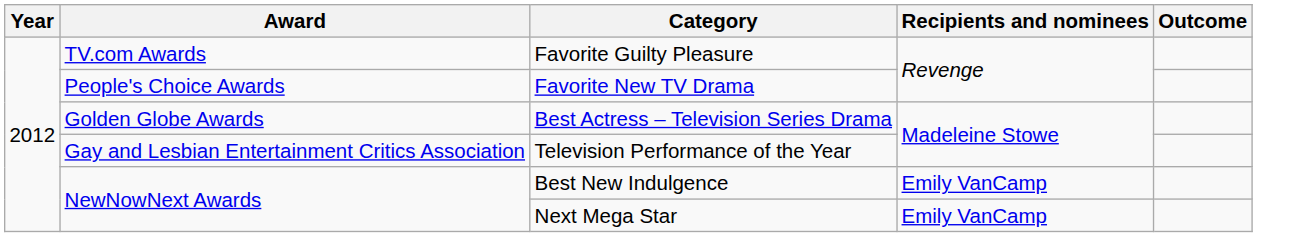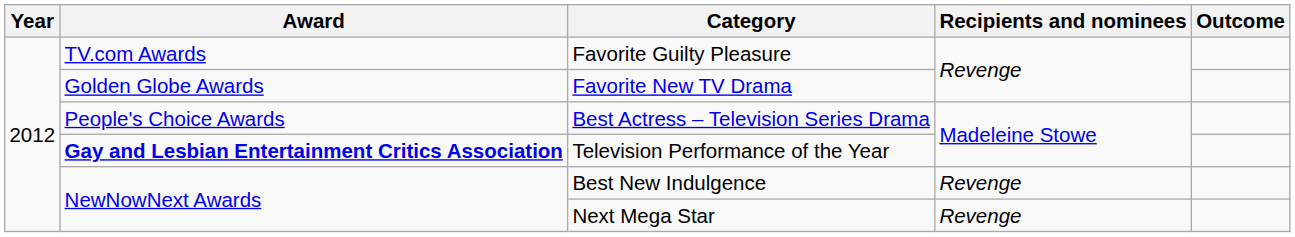(175, 86) People's Choice Awards -> (164, 86) Golden Globe Awards
(164, 119) Golden Globe Awards -> (175, 119) People's Choice Awards
(295, 151) normal -> (314, 151) bold
(974, 184) Emily VanCamp -> (980, 184) Revenge
(974, 216) Emily VanCamp -> (980, 216) Revenge
